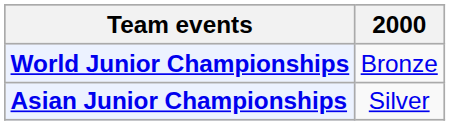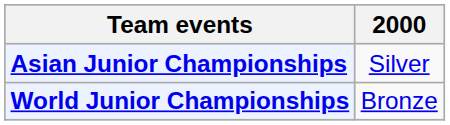rows swapped: (179, 101) <-> (180, 63)
